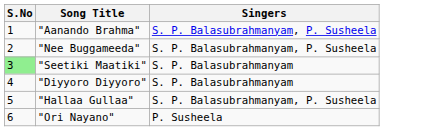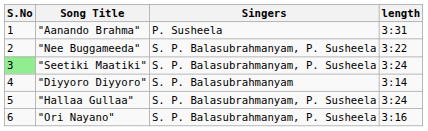+ column: (401, 13)
(264, 30) S. P. Balasubrahmanyam, P. Susheela -> (187, 30) P. Susheela
(222, 65) S. P. Balasubrahmanyam -> (264, 65) S. P. Balasubrahmanyam, P. Susheela
(187, 117) P. Susheela -> (264, 117) S. P. Balasubrahmanyam, P. Susheela
